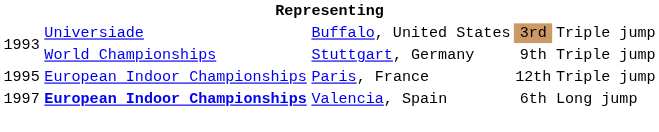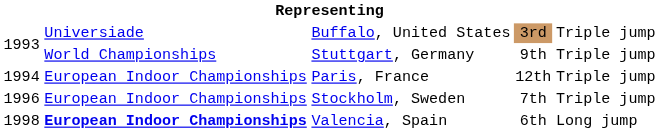(22, 77) 1995 -> (22, 77) 1994
+ row: (388, 99)
(22, 99) 1997 -> (22, 121) 1998
